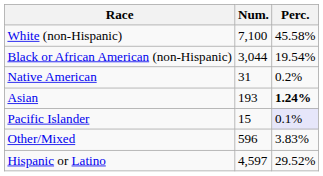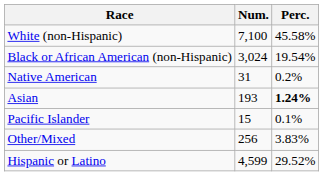(253, 56) 3,044 -> (253, 56) 3,024
(289, 118) lavender background -> (289, 118) no background
(248, 139) 596 -> (248, 139) 256
(253, 160) 4,597 -> (253, 160) 4,599
